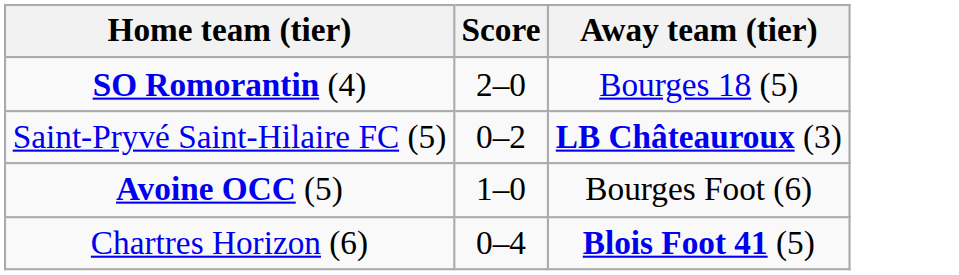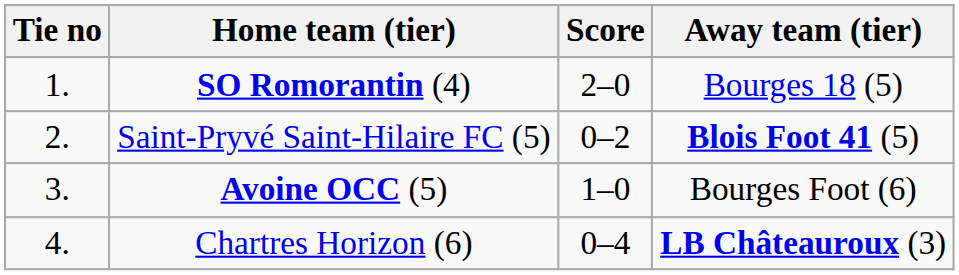+ column: (57, 30)
(699, 136) LB Châteauroux (3) -> (803, 136) Blois Foot 41 (5)
(699, 242) Blois Foot 41 (5) -> (803, 242) LB Châteauroux (3)
